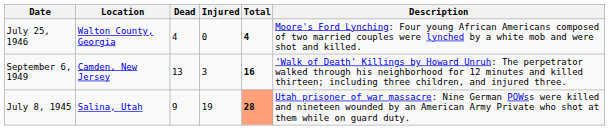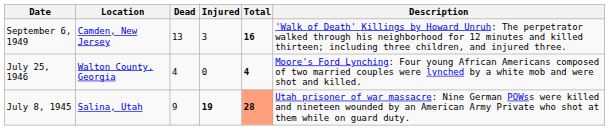rows swapped: (39, 72) <-> (28, 37)
(207, 107) normal -> (207, 107) bold
